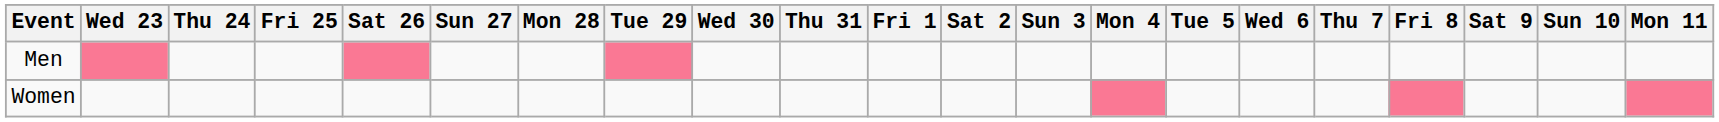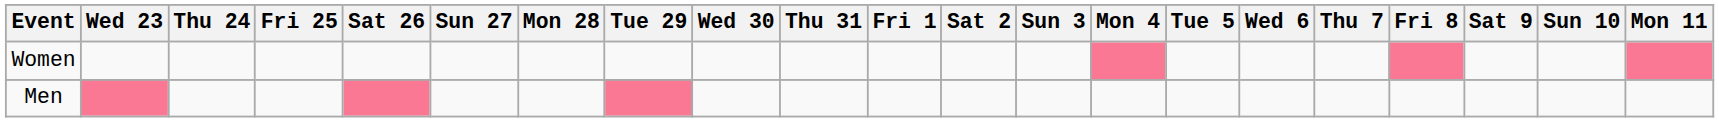rows swapped: (44, 60) <-> (44, 97)
